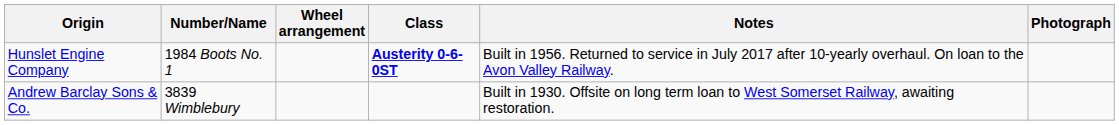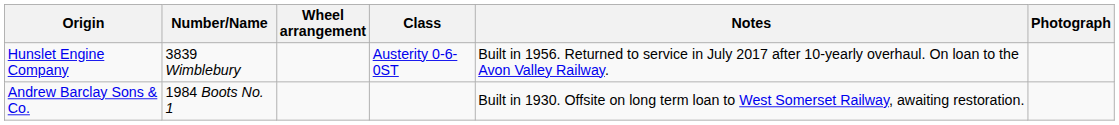(214, 62) 1984 Boots No. 1 -> (203, 62) 3839 Wimblebury
(417, 62) bold -> (415, 62) normal
(202, 101) 3839 Wimblebury -> (215, 101) 1984 Boots No. 1
